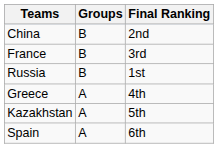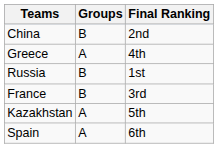rows swapped: (27, 53) <-> (28, 93)
